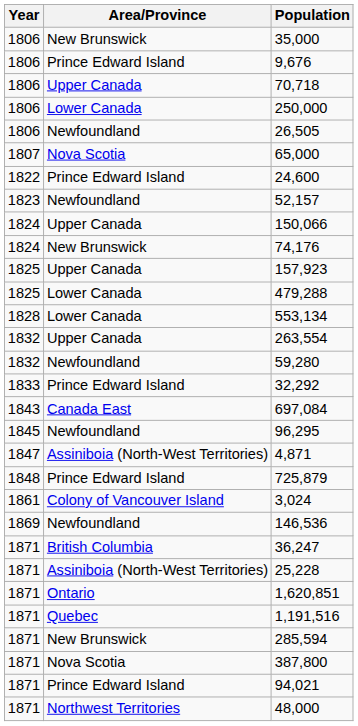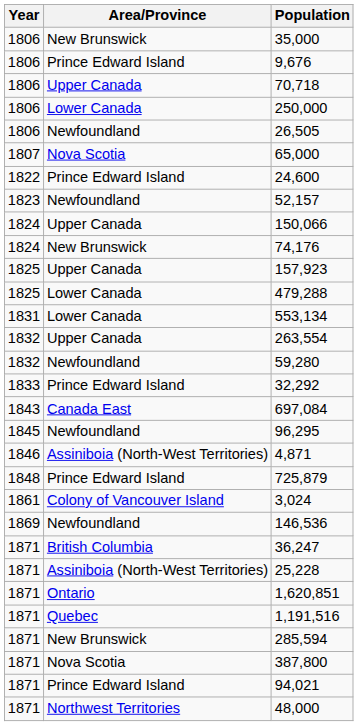(24, 316) 1828 -> (24, 316) 1831
(24, 454) 1847 -> (24, 454) 1846
